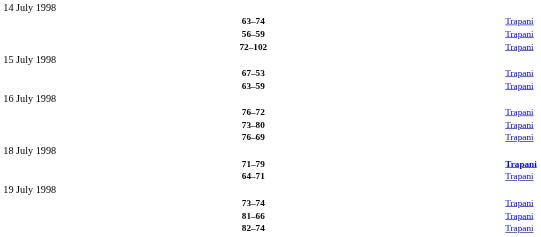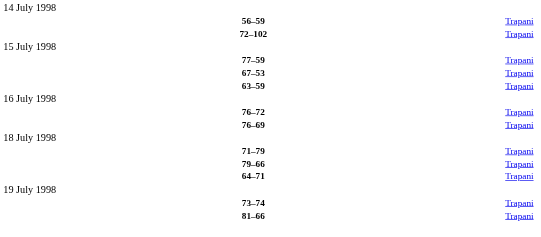- row: (103, 21)
+ row: (103, 60)
- row: (103, 125)
(521, 163) bold -> (519, 151) normal
+ row: (103, 164)
- row: (103, 228)
